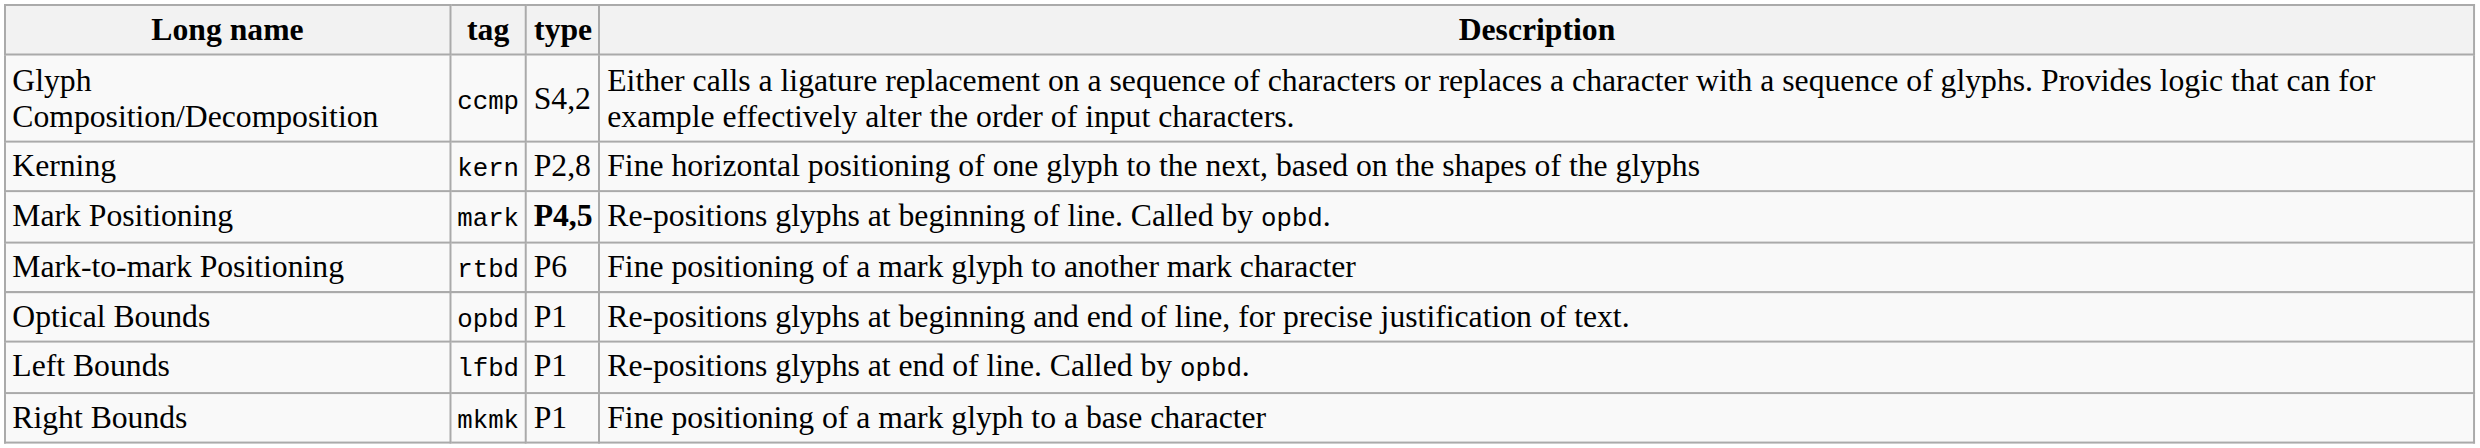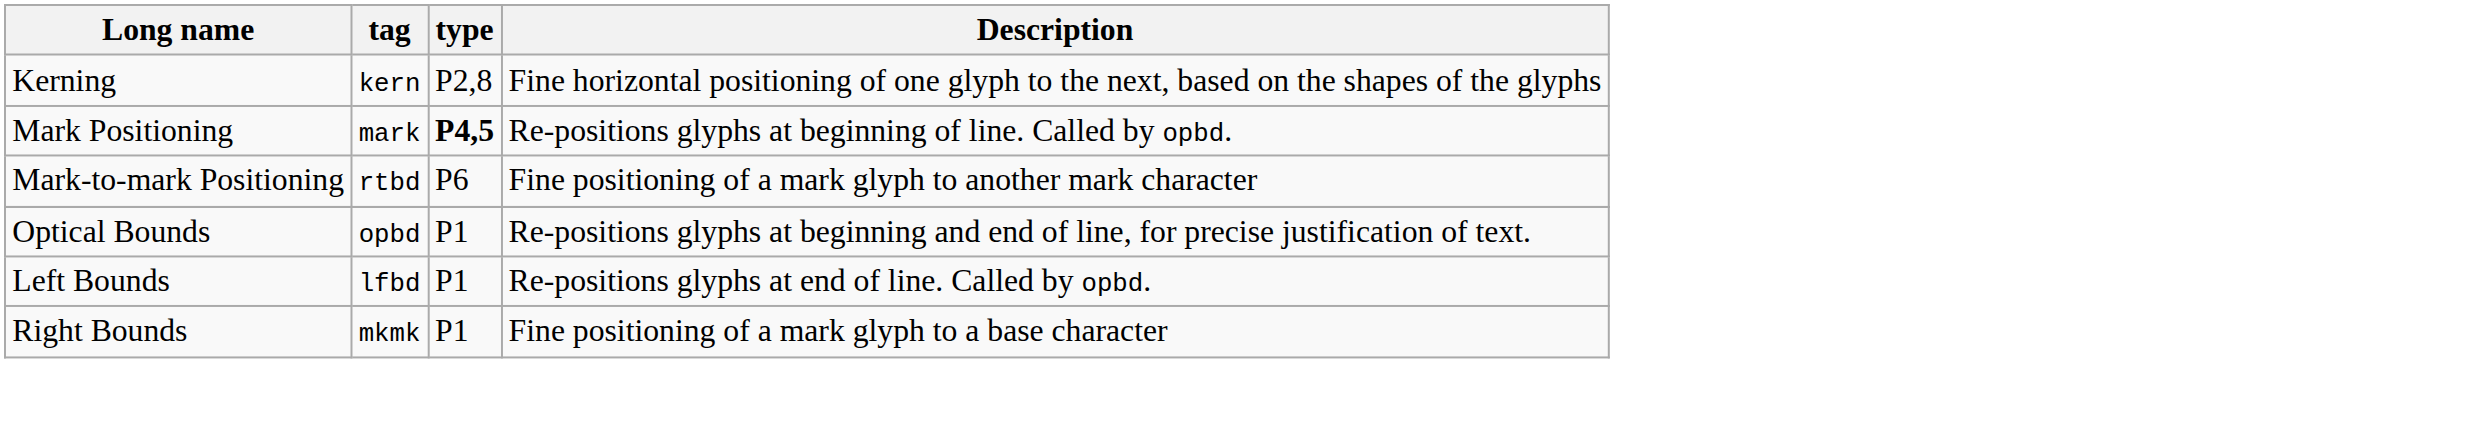- row: (195, 97)
